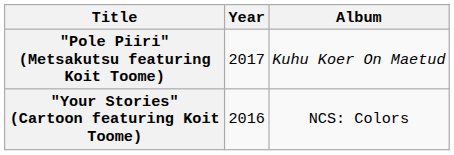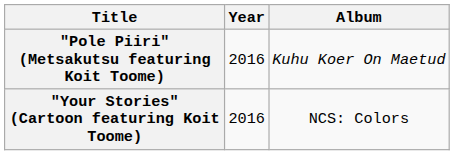(247, 59) 2017 -> (247, 59) 2016
